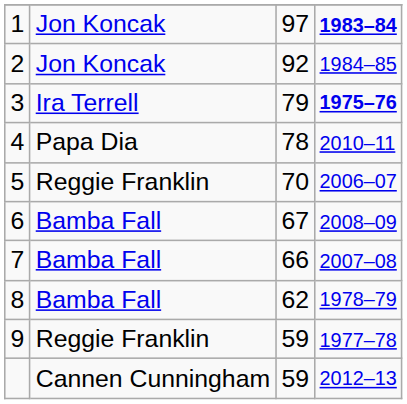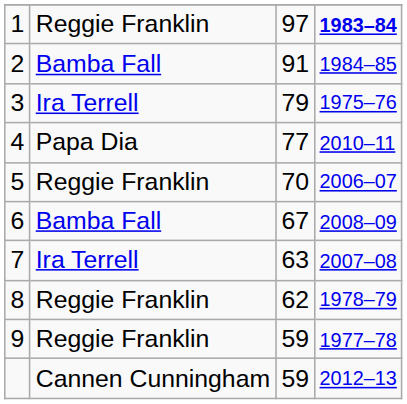(101, 24) Jon Koncak -> (123, 24) Reggie Franklin
(101, 63) Jon Koncak -> (98, 63) Bamba Fall
(295, 63) 92 -> (295, 63) 91
(358, 103) bold -> (358, 103) normal
(295, 142) 78 -> (295, 142) 77
(98, 260) Bamba Fall -> (87, 260) Ira Terrell
(295, 260) 66 -> (295, 260) 63
(98, 299) Bamba Fall -> (123, 299) Reggie Franklin
